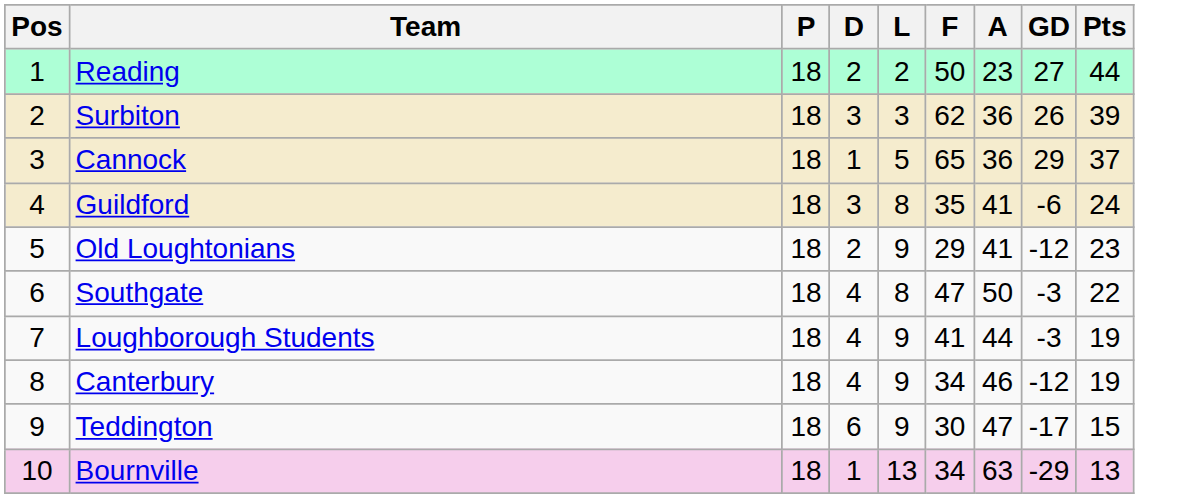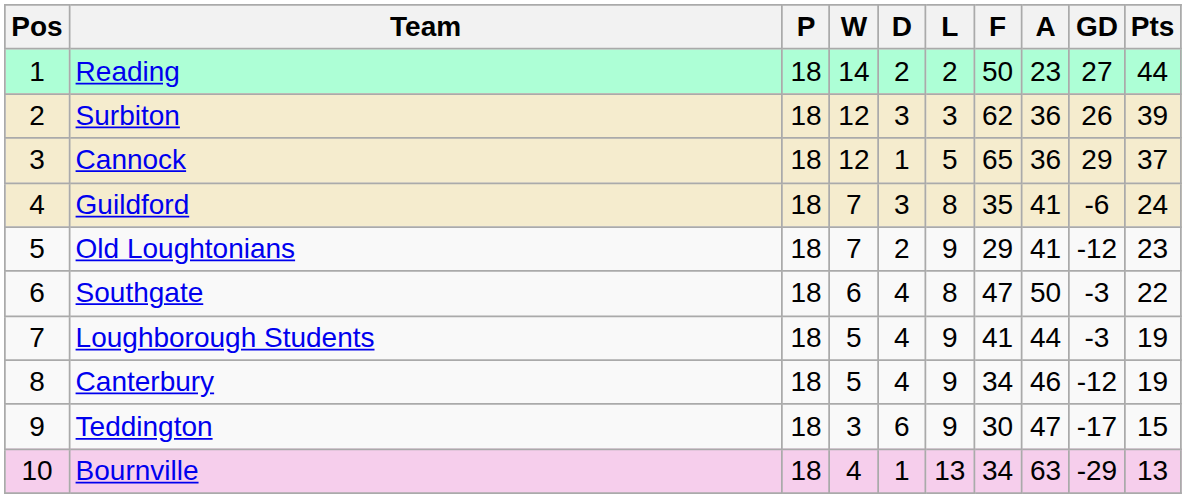+ column: (854, 26)
